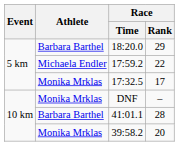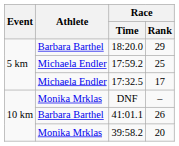(160, 64) 22 -> (160, 64) 25
(70, 81) Monika Mrklas -> (72, 81) Michaela Endler
(160, 116) 28 -> (160, 116) 26
